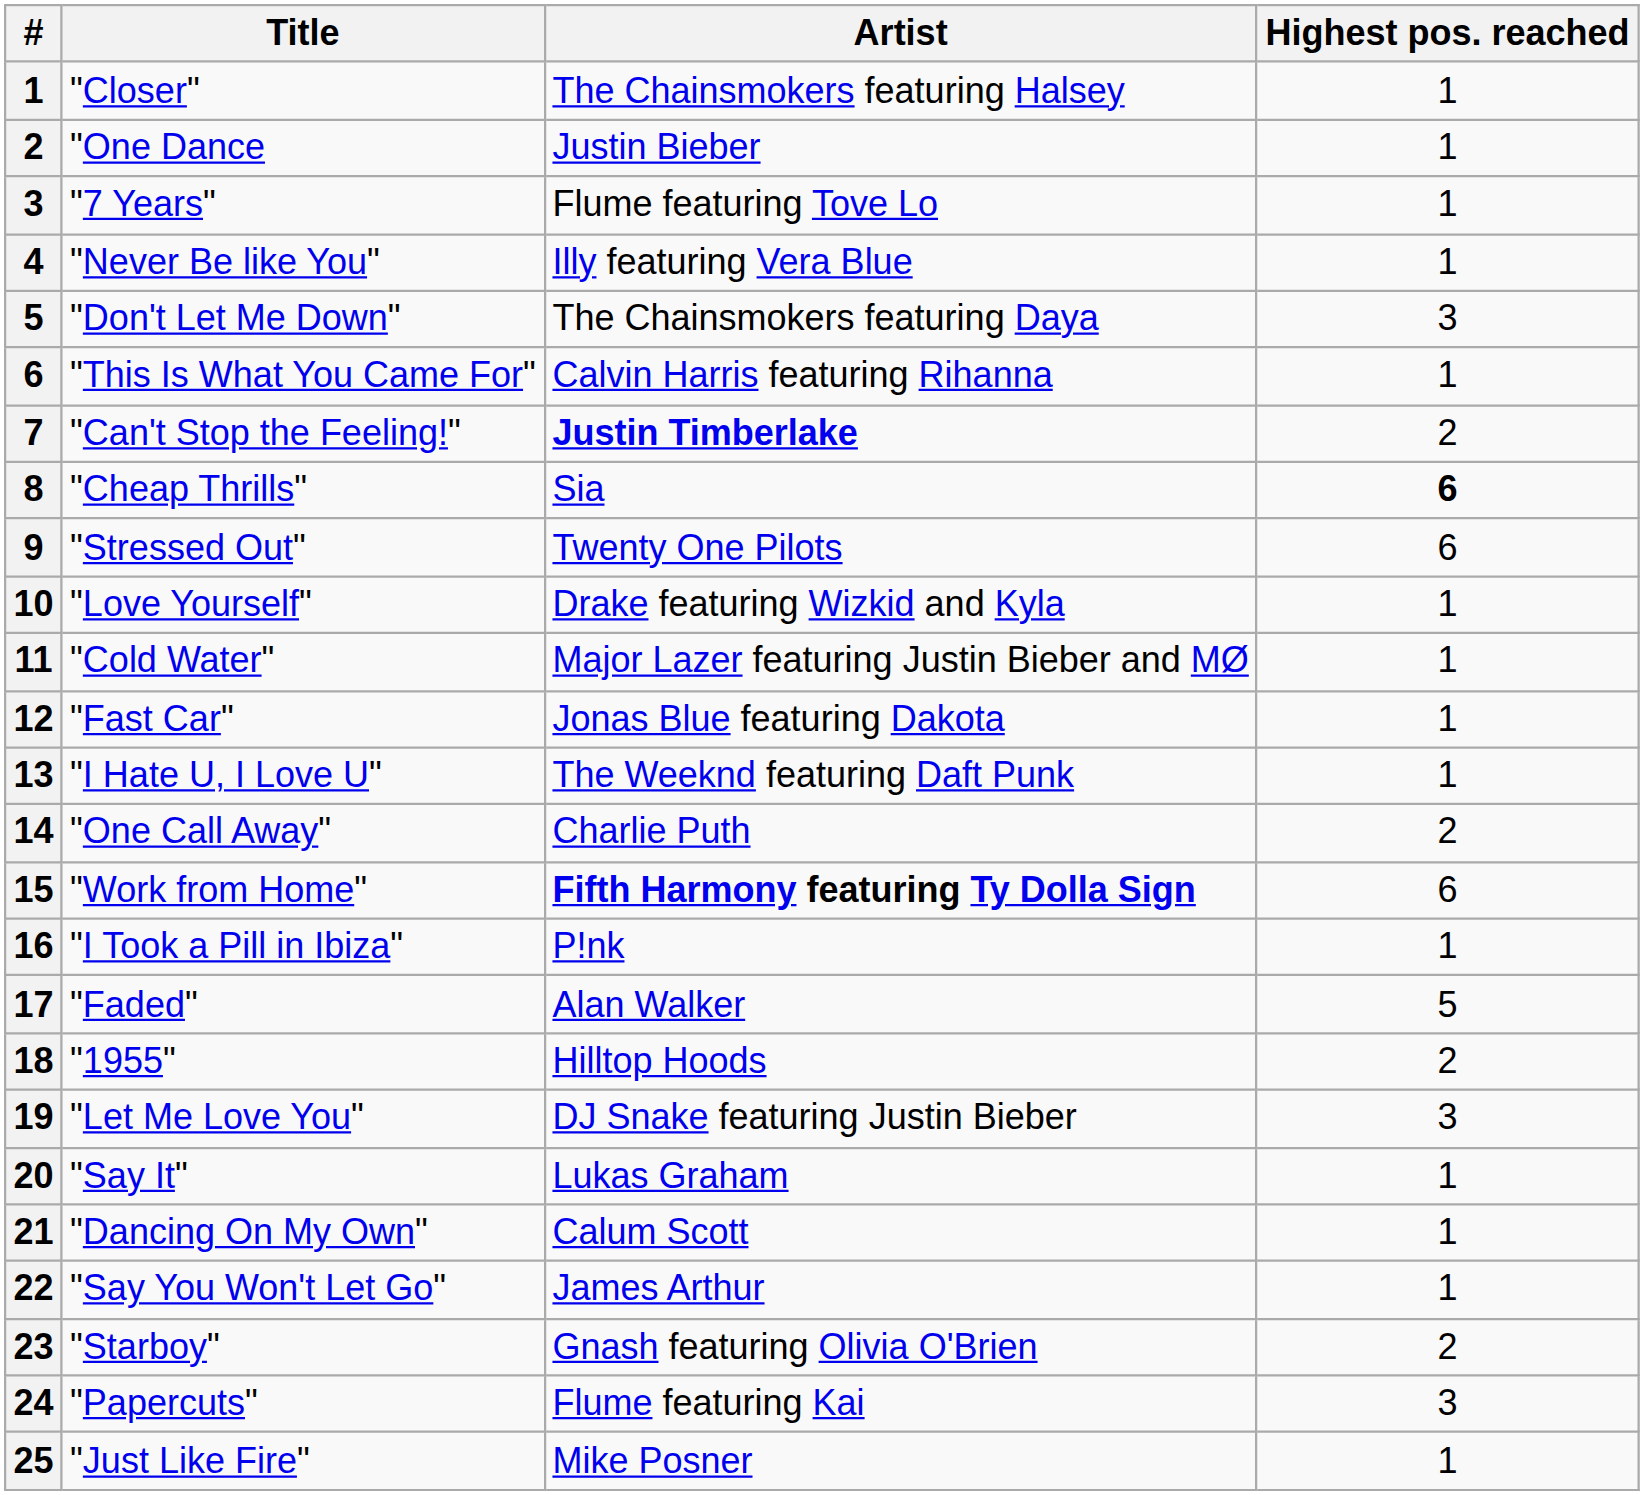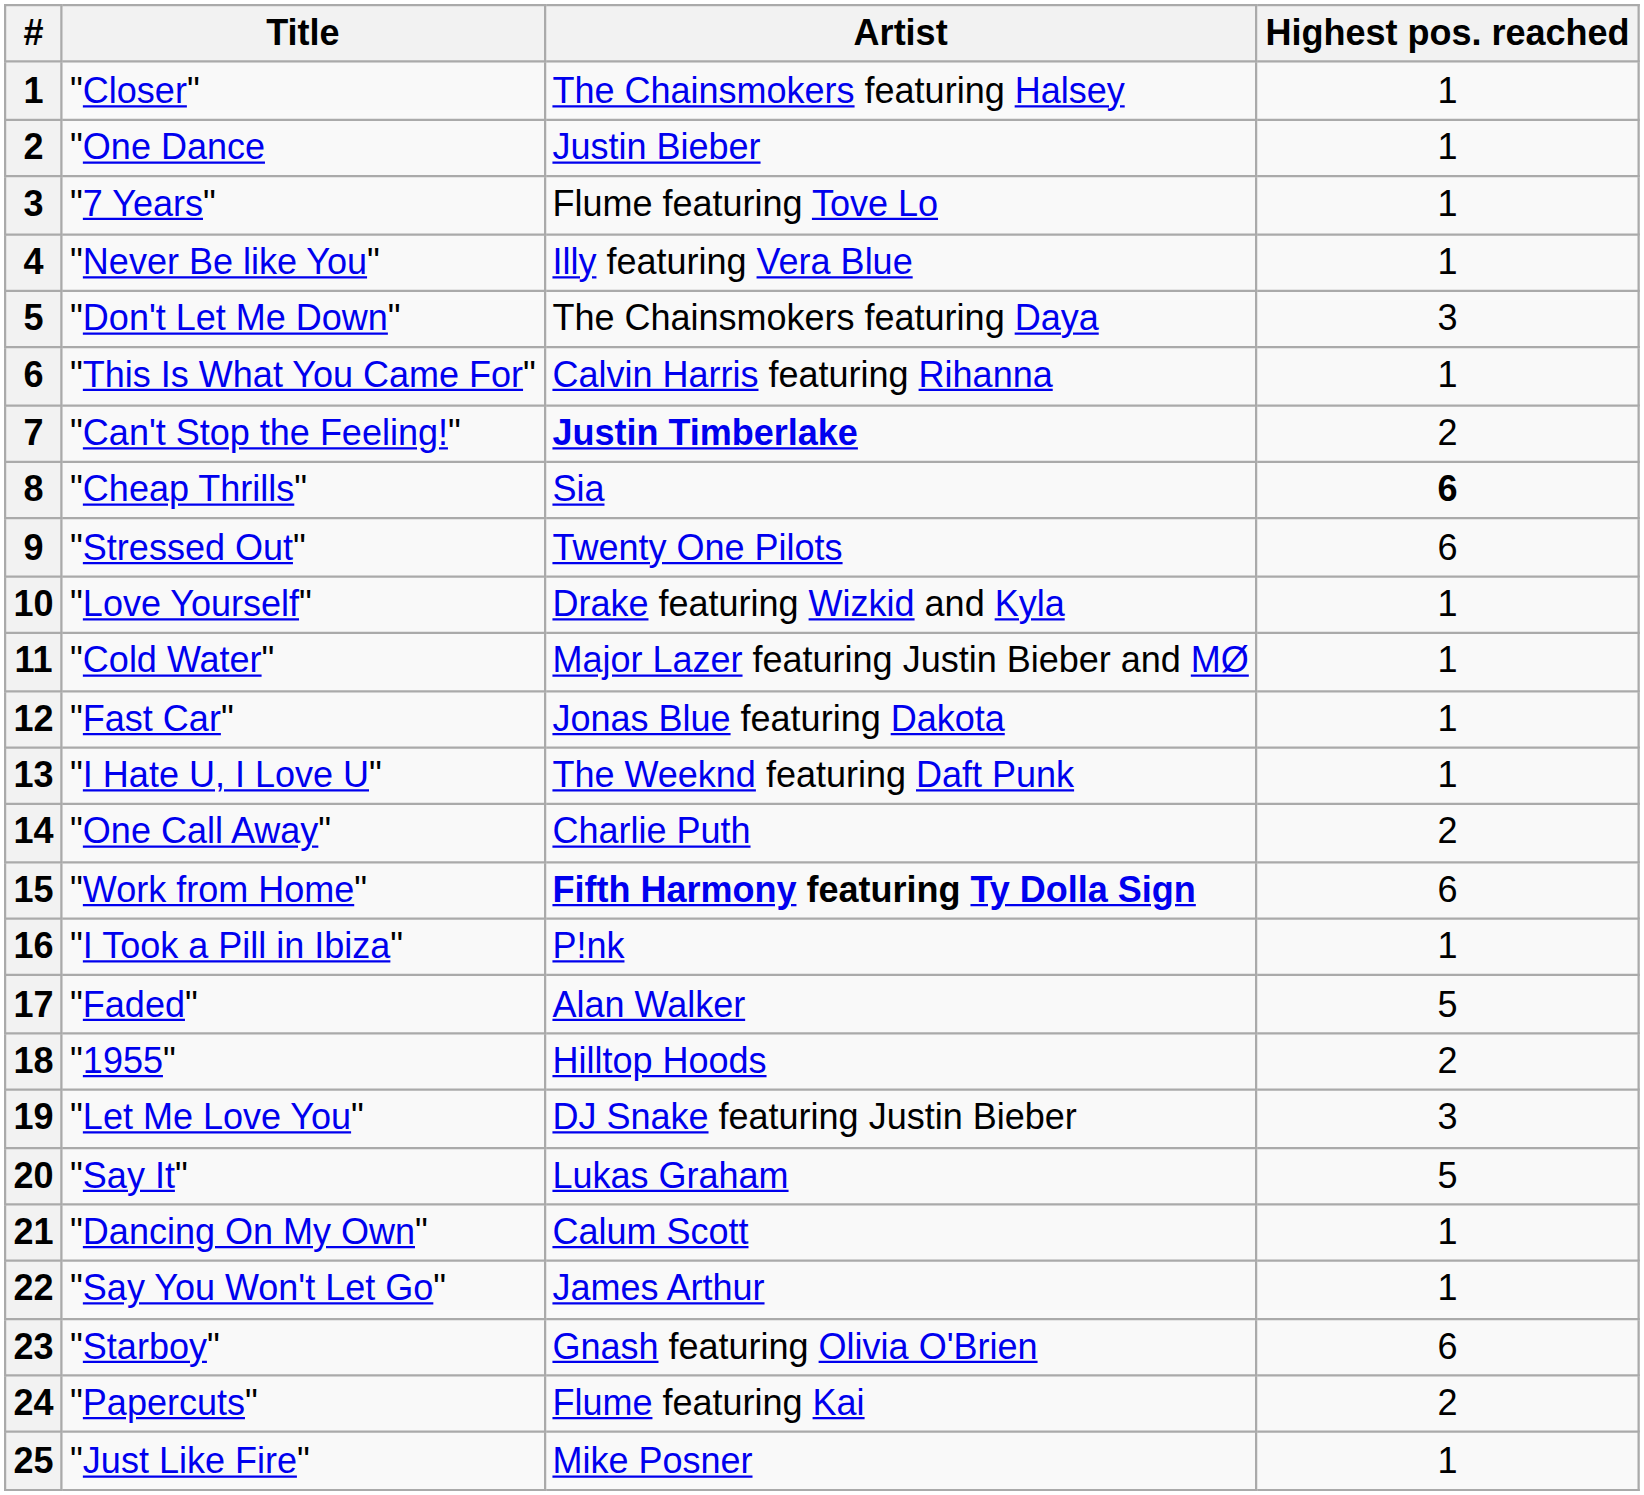(1447, 1174) 1 -> (1447, 1174) 5
(1447, 1346) 2 -> (1447, 1346) 6
(1447, 1403) 3 -> (1447, 1403) 2
